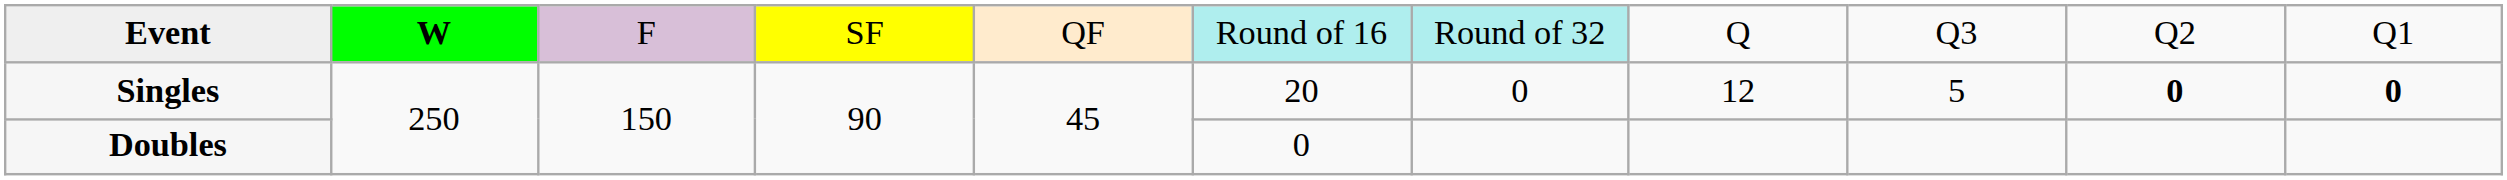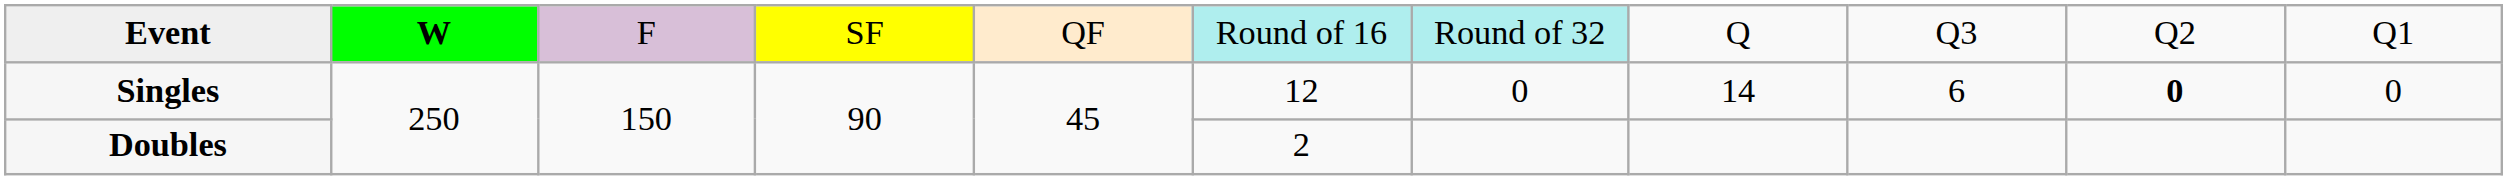(1301, 89) 20 -> (1301, 89) 12
(1738, 89) 12 -> (1738, 89) 14
(1956, 89) 5 -> (1956, 89) 6
(2393, 89) bold -> (2393, 89) normal
(1301, 146) 0 -> (1301, 146) 2
